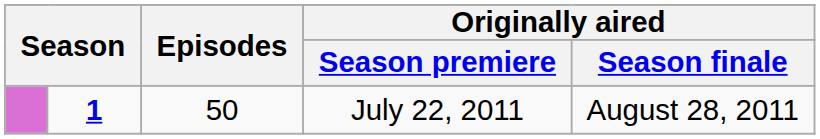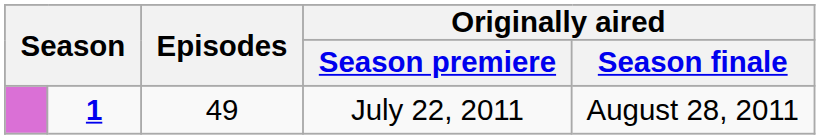(222, 109) 50 -> (222, 109) 49
